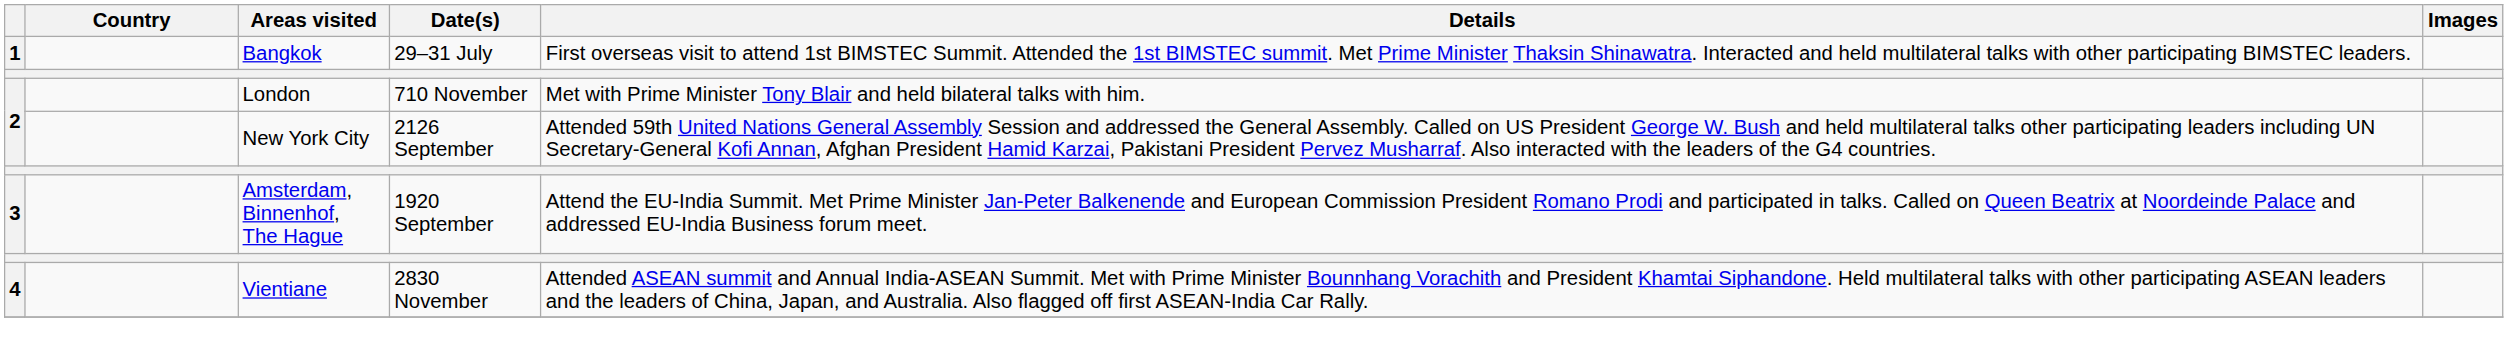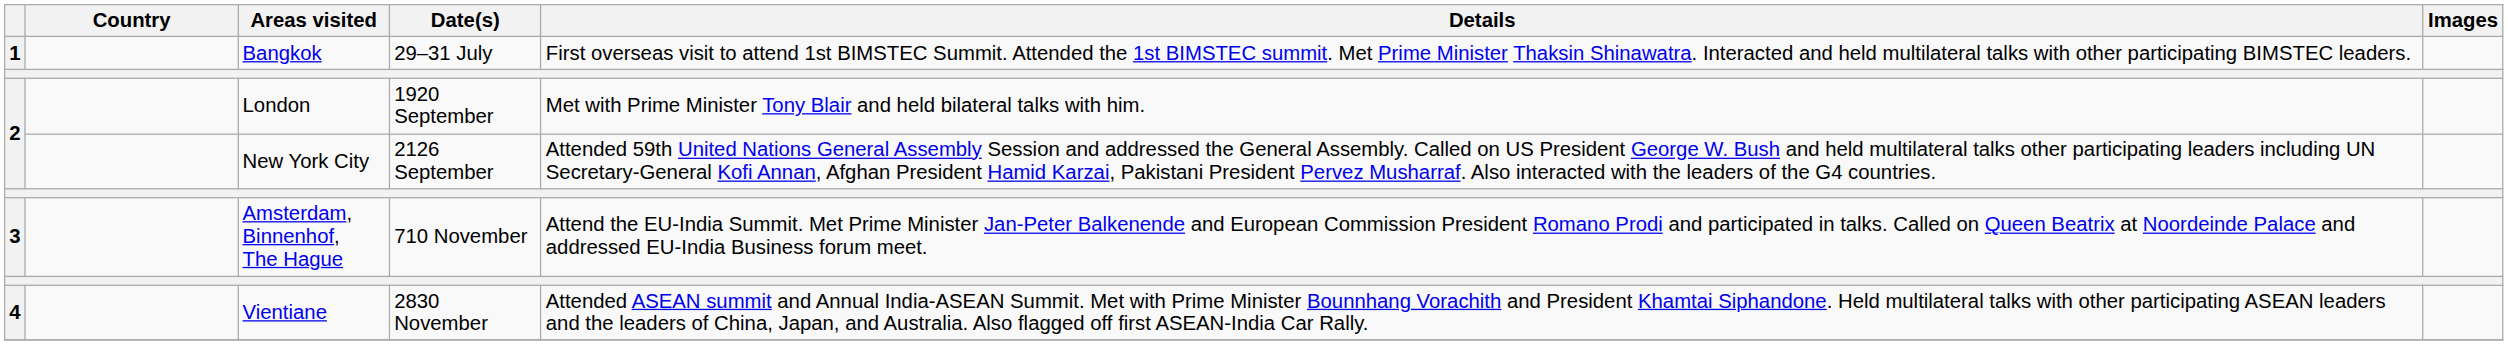(461, 94) 710 November -> (444, 105) 1920 September
(444, 213) 1920 September -> (461, 236) 710 November
